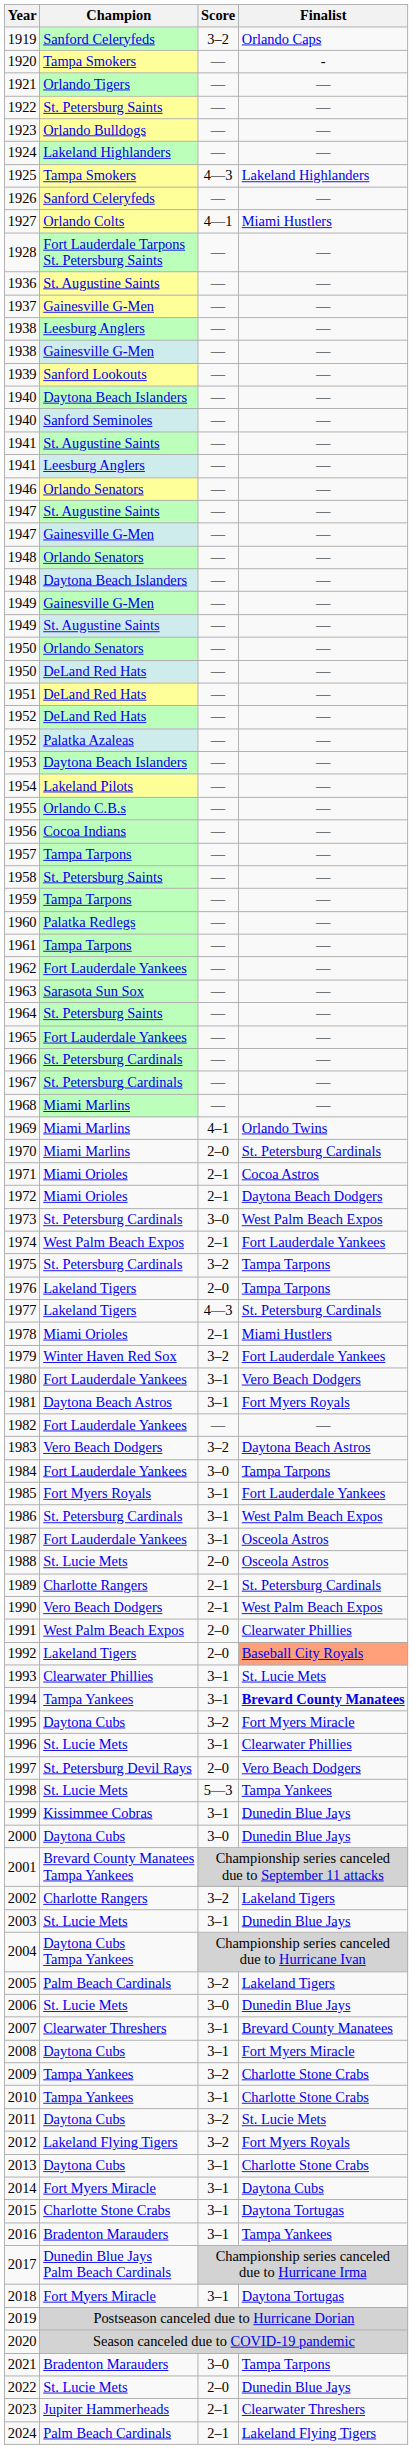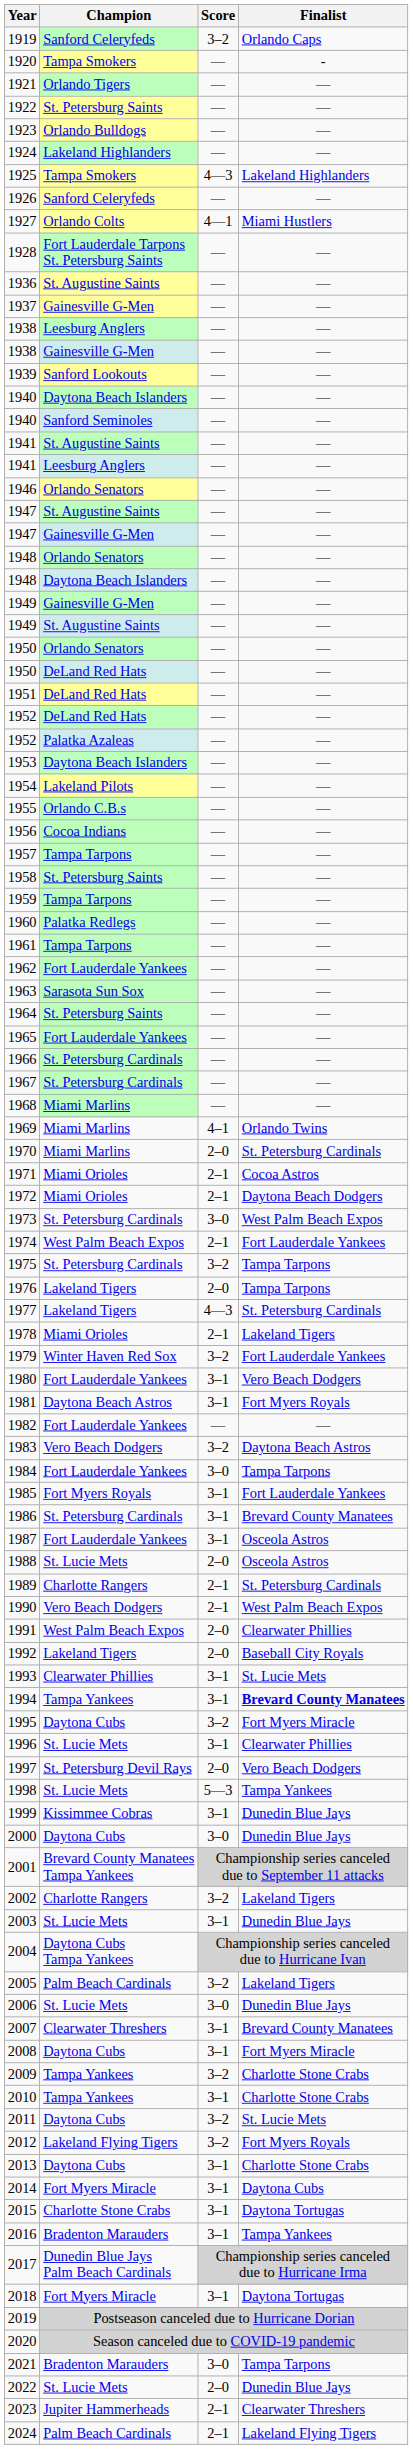(287, 1333) Miami Hustlers -> (288, 1333) Lakeland Tigers
(312, 1516) West Palm Beach Expos -> (317, 1516) Brevard County Manatees
(303, 1653) lightsalmon background -> (303, 1653) no background
